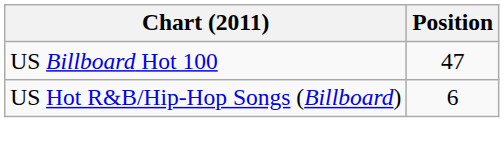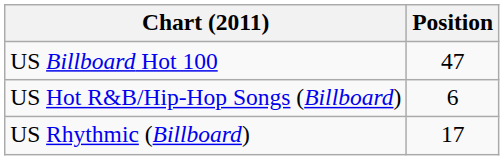+ row: (130, 135)
